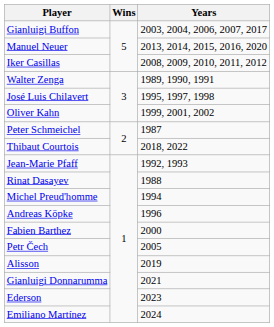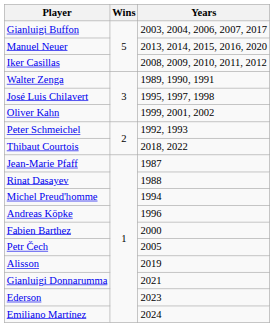(151, 130) 1987 -> (164, 130) 1992, 1993
(164, 163) 1992, 1993 -> (151, 163) 1987
